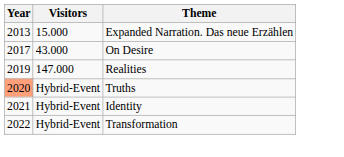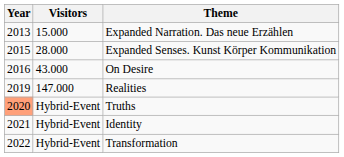+ row: (221, 50)
(19, 50) 2017 -> (19, 69) 2016
